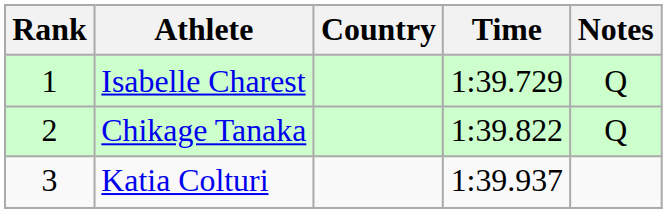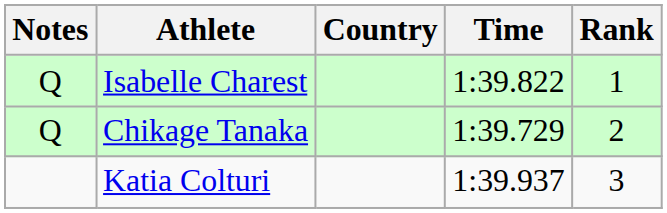columns swapped: (50, 29) <-> (616, 29)
(507, 80) 1:39.729 -> (509, 80) 1:39.822
(507, 130) 1:39.822 -> (509, 130) 1:39.729
